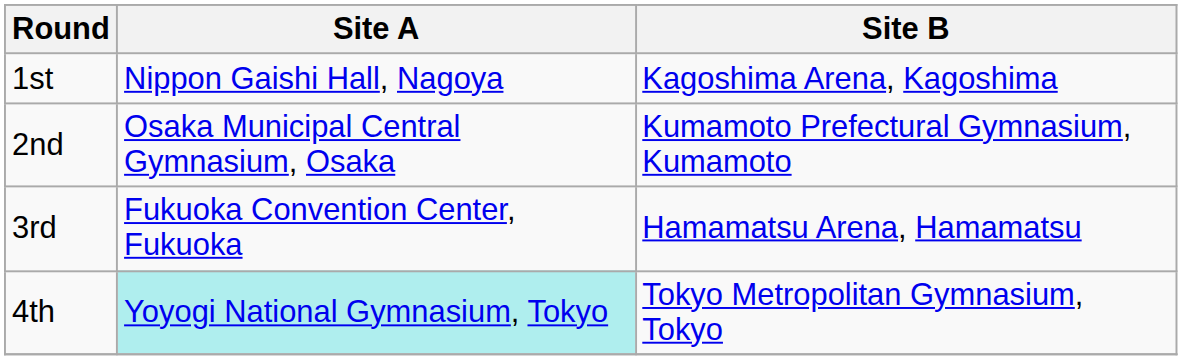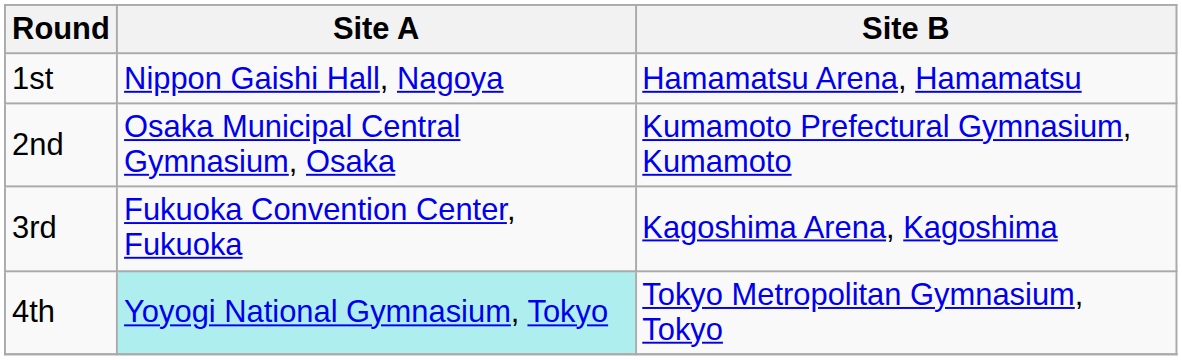(850, 77) Kagoshima Arena, Kagoshima -> (862, 77) Hamamatsu Arena, Hamamatsu
(862, 228) Hamamatsu Arena, Hamamatsu -> (850, 228) Kagoshima Arena, Kagoshima
